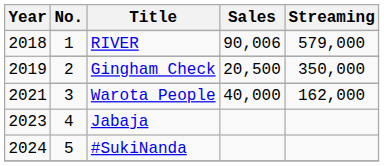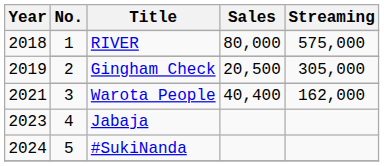(252, 44) 90,006 -> (252, 44) 80,000
(332, 44) 579,000 -> (332, 44) 575,000
(332, 70) 350,000 -> (332, 70) 305,000
(252, 96) 40,000 -> (252, 96) 40,400
